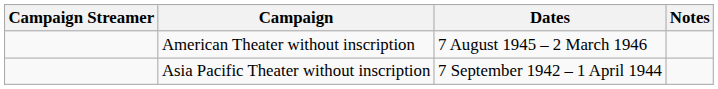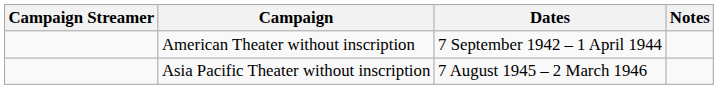(543, 44) 7 August 1945 – 2 March 1946 -> (550, 44) 7 September 1942 – 1 April 1944
(550, 71) 7 September 1942 – 1 April 1944 -> (543, 71) 7 August 1945 – 2 March 1946
